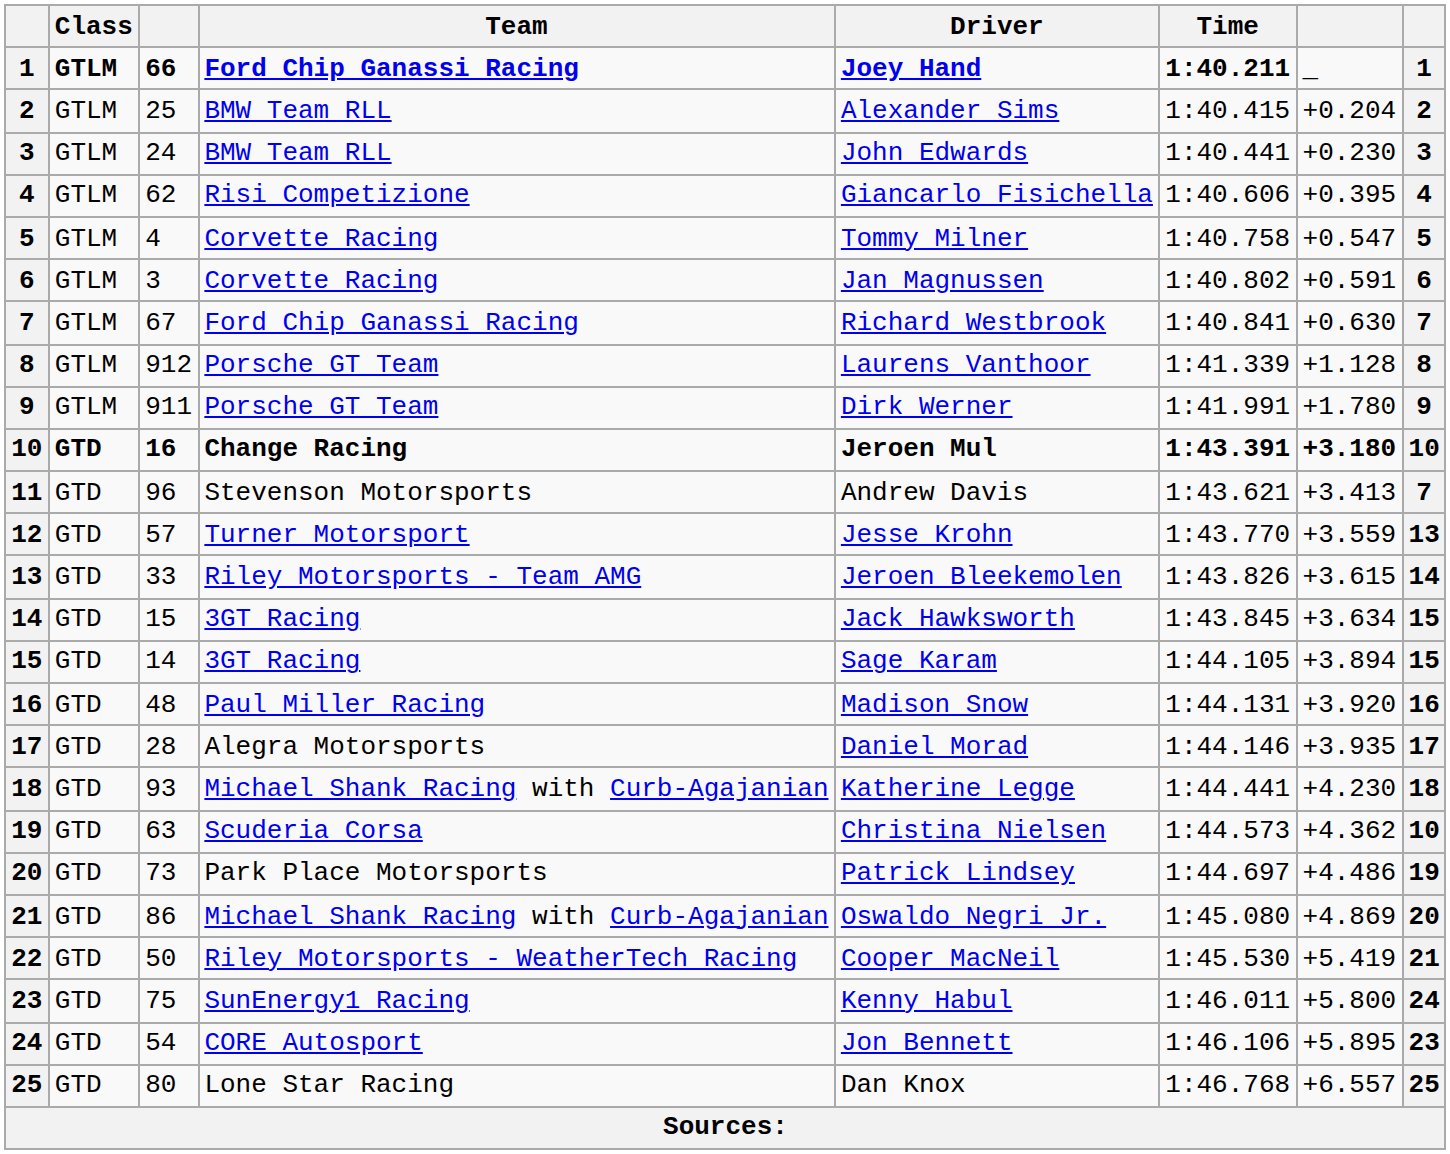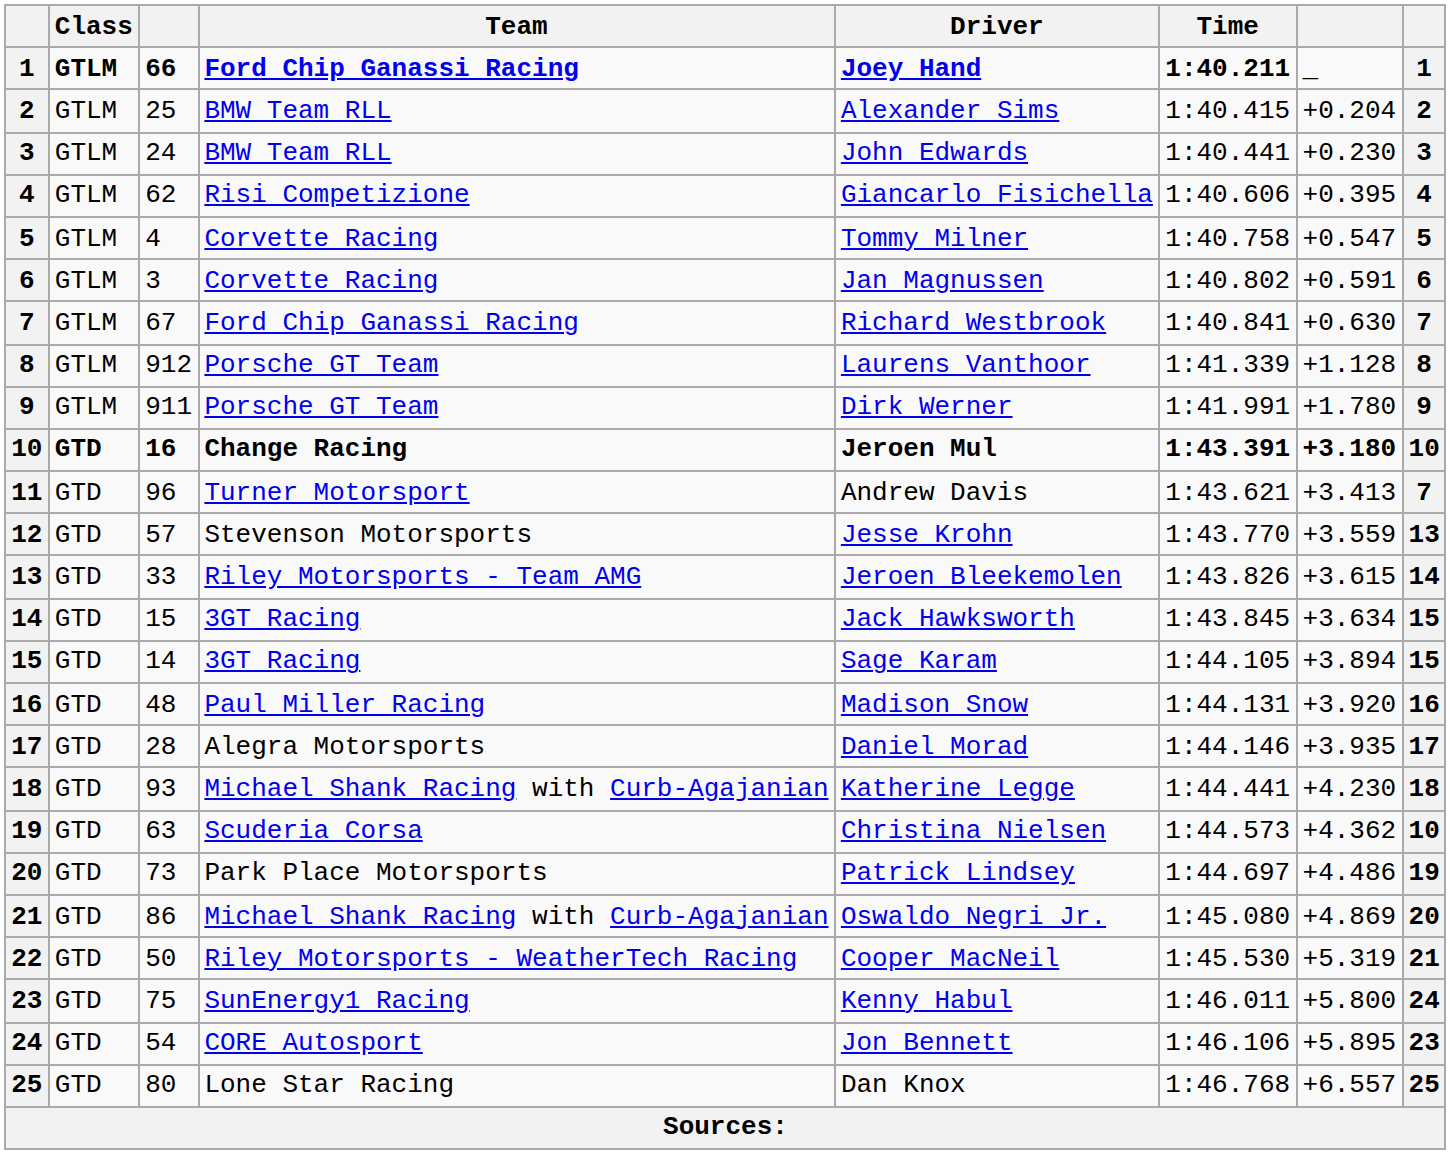(368, 492) Stevenson Motorsports -> (337, 492) Turner Motorsport
(337, 535) Turner Motorsport -> (368, 535) Stevenson Motorsports
(1349, 958) +5.419 -> (1349, 958) +5.319
